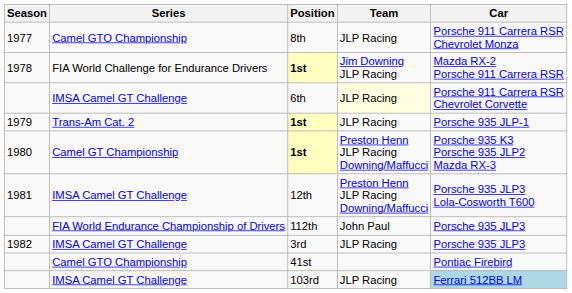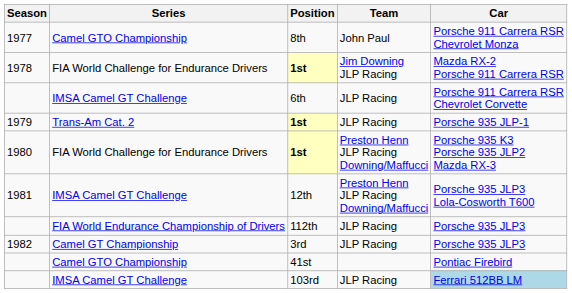(368, 38) JLP Racing -> (365, 38) John Paul
(368, 98) lightyellow background -> (368, 98) no background
(115, 153) Camel GT Championship -> (160, 153) FIA World Challenge for Endurance Drivers
(365, 226) John Paul -> (368, 226) JLP Racing
(120, 244) IMSA Camel GT Challenge -> (115, 244) Camel GT Championship
